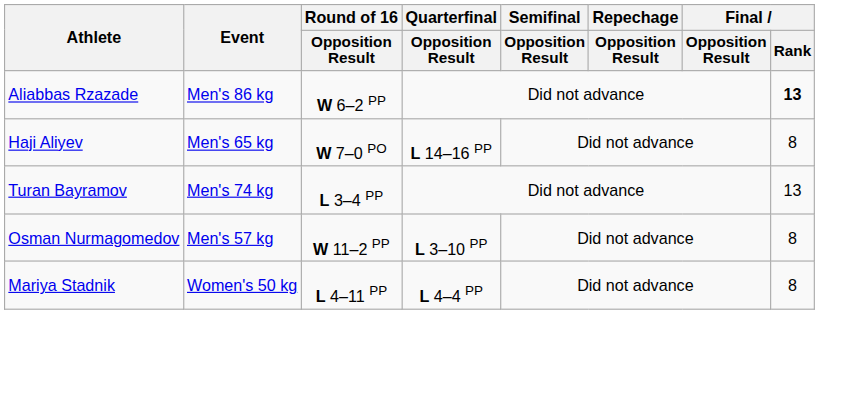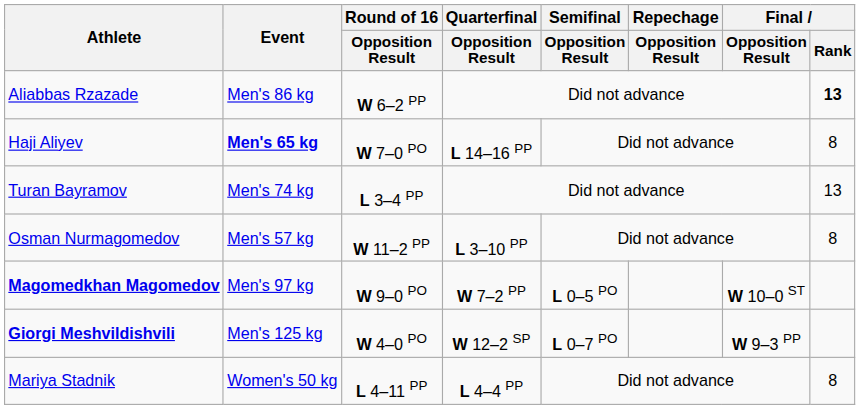(230, 143) normal -> (273, 143) bold
+ row: (114, 286)
+ row: (92, 333)
